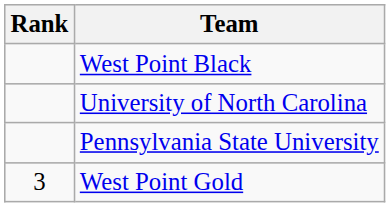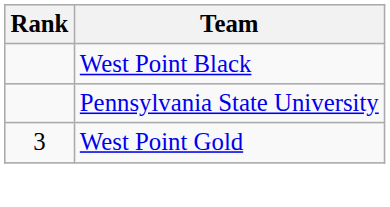- row: (223, 102)
